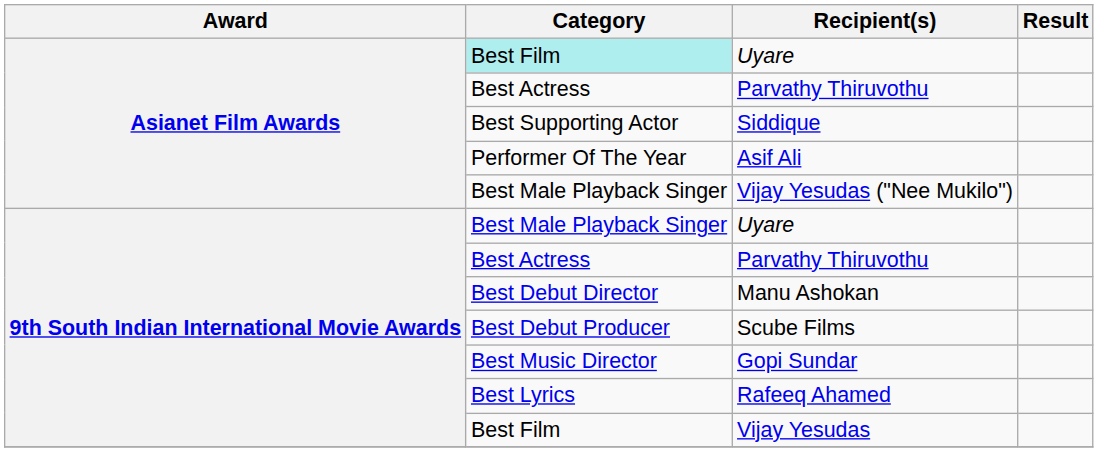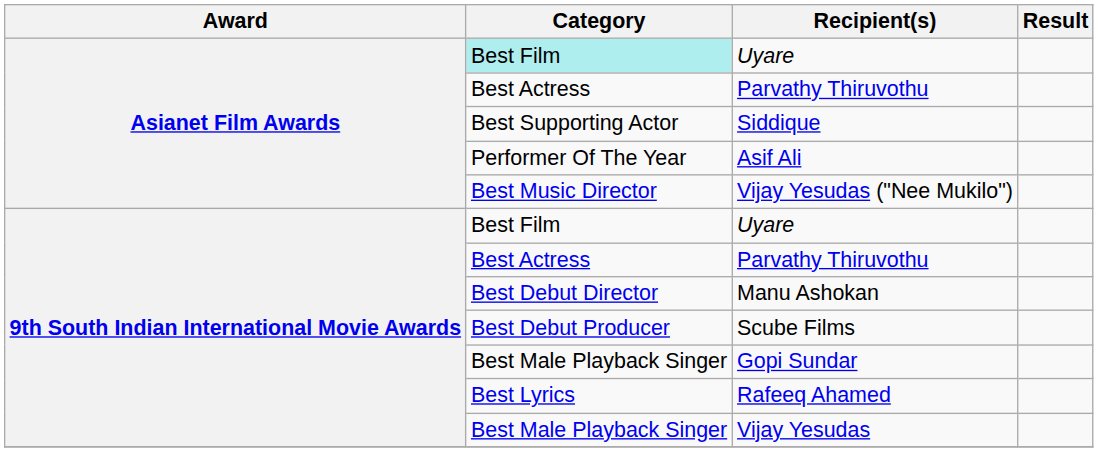(599, 191) Best Male Playback Singer -> (564, 191) Best Music Director
(599, 225) Best Male Playback Singer -> (516, 225) Best Film
(564, 361) Best Music Director -> (599, 361) Best Male Playback Singer
(516, 429) Best Film -> (599, 429) Best Male Playback Singer
